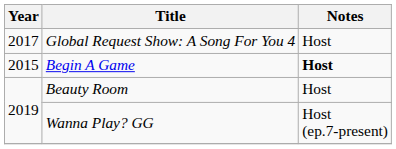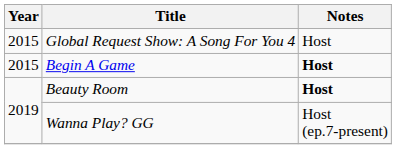(23, 41) 2017 -> (23, 41) 2015
(317, 89) normal -> (318, 89) bold
